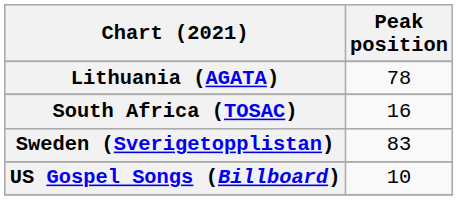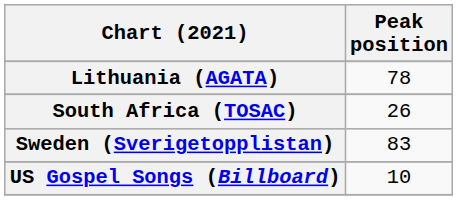(399, 111) 16 -> (399, 111) 26
